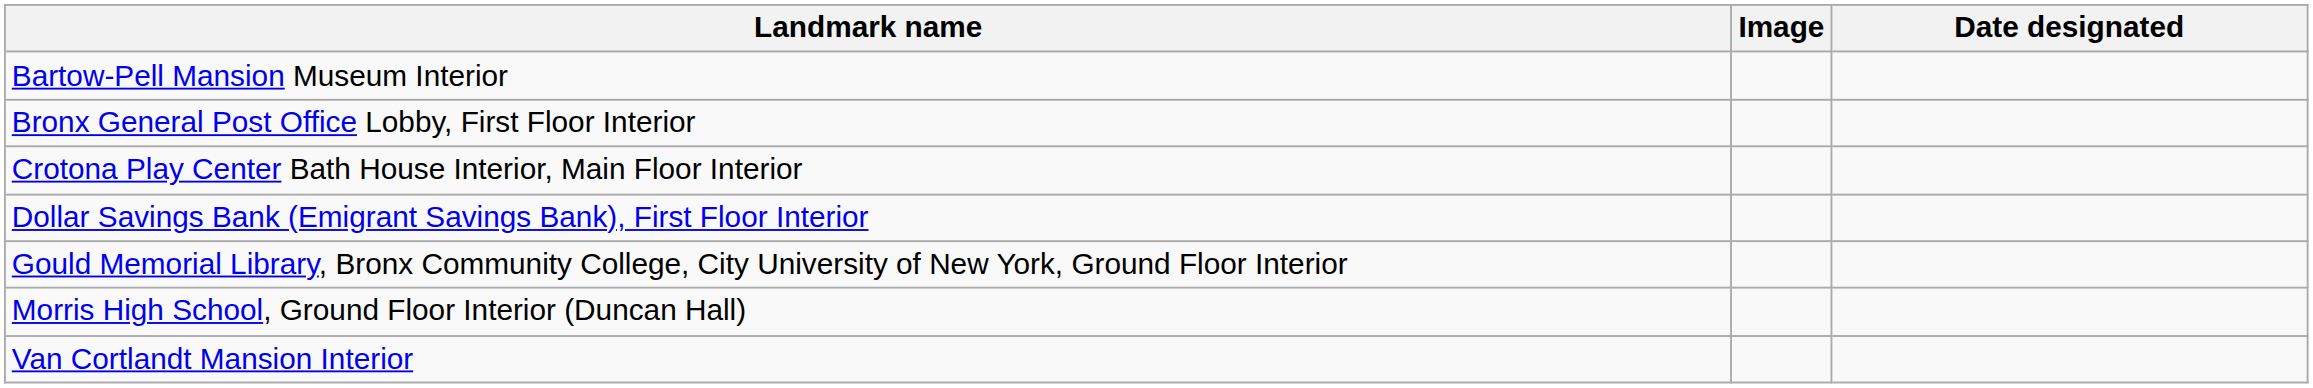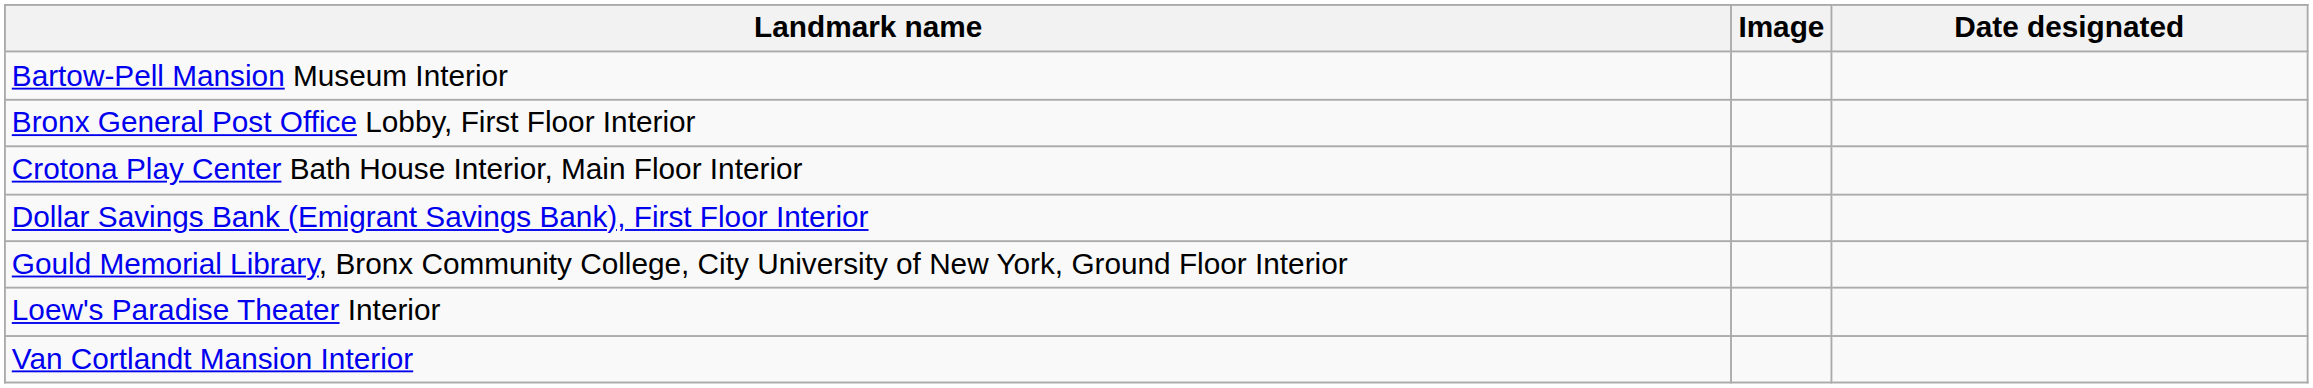+ row: (226, 311)
- row: (379, 311)
